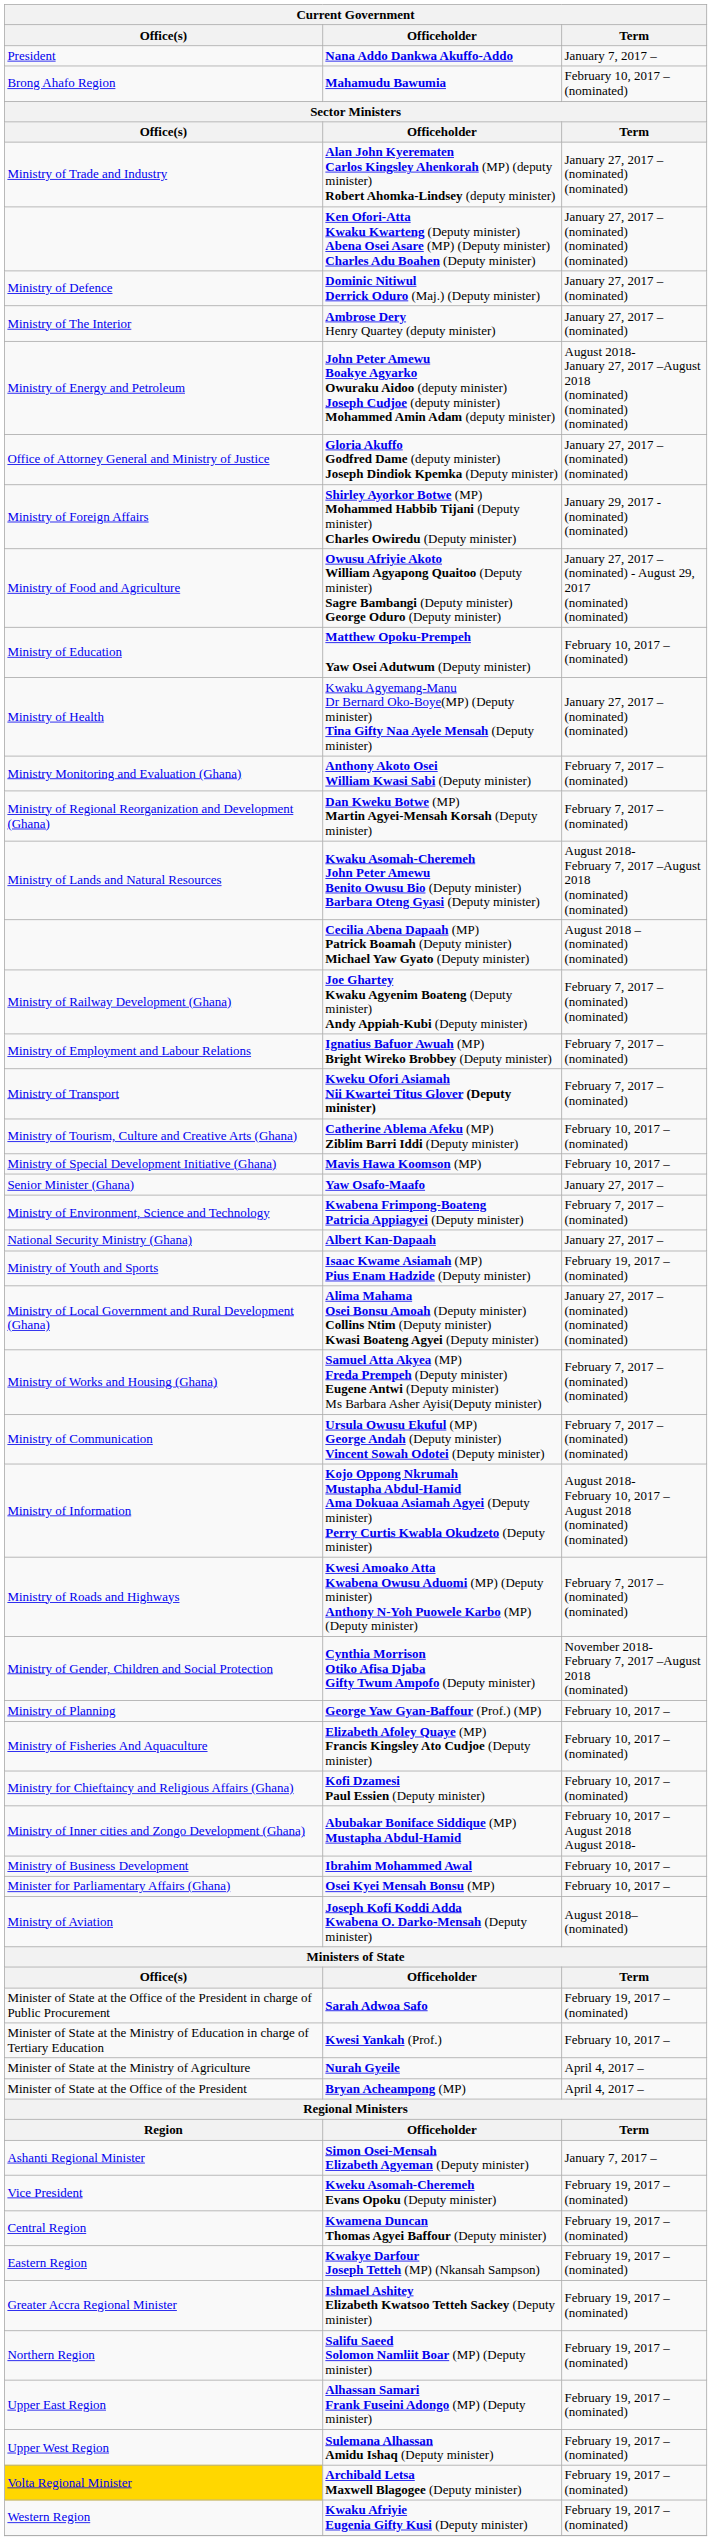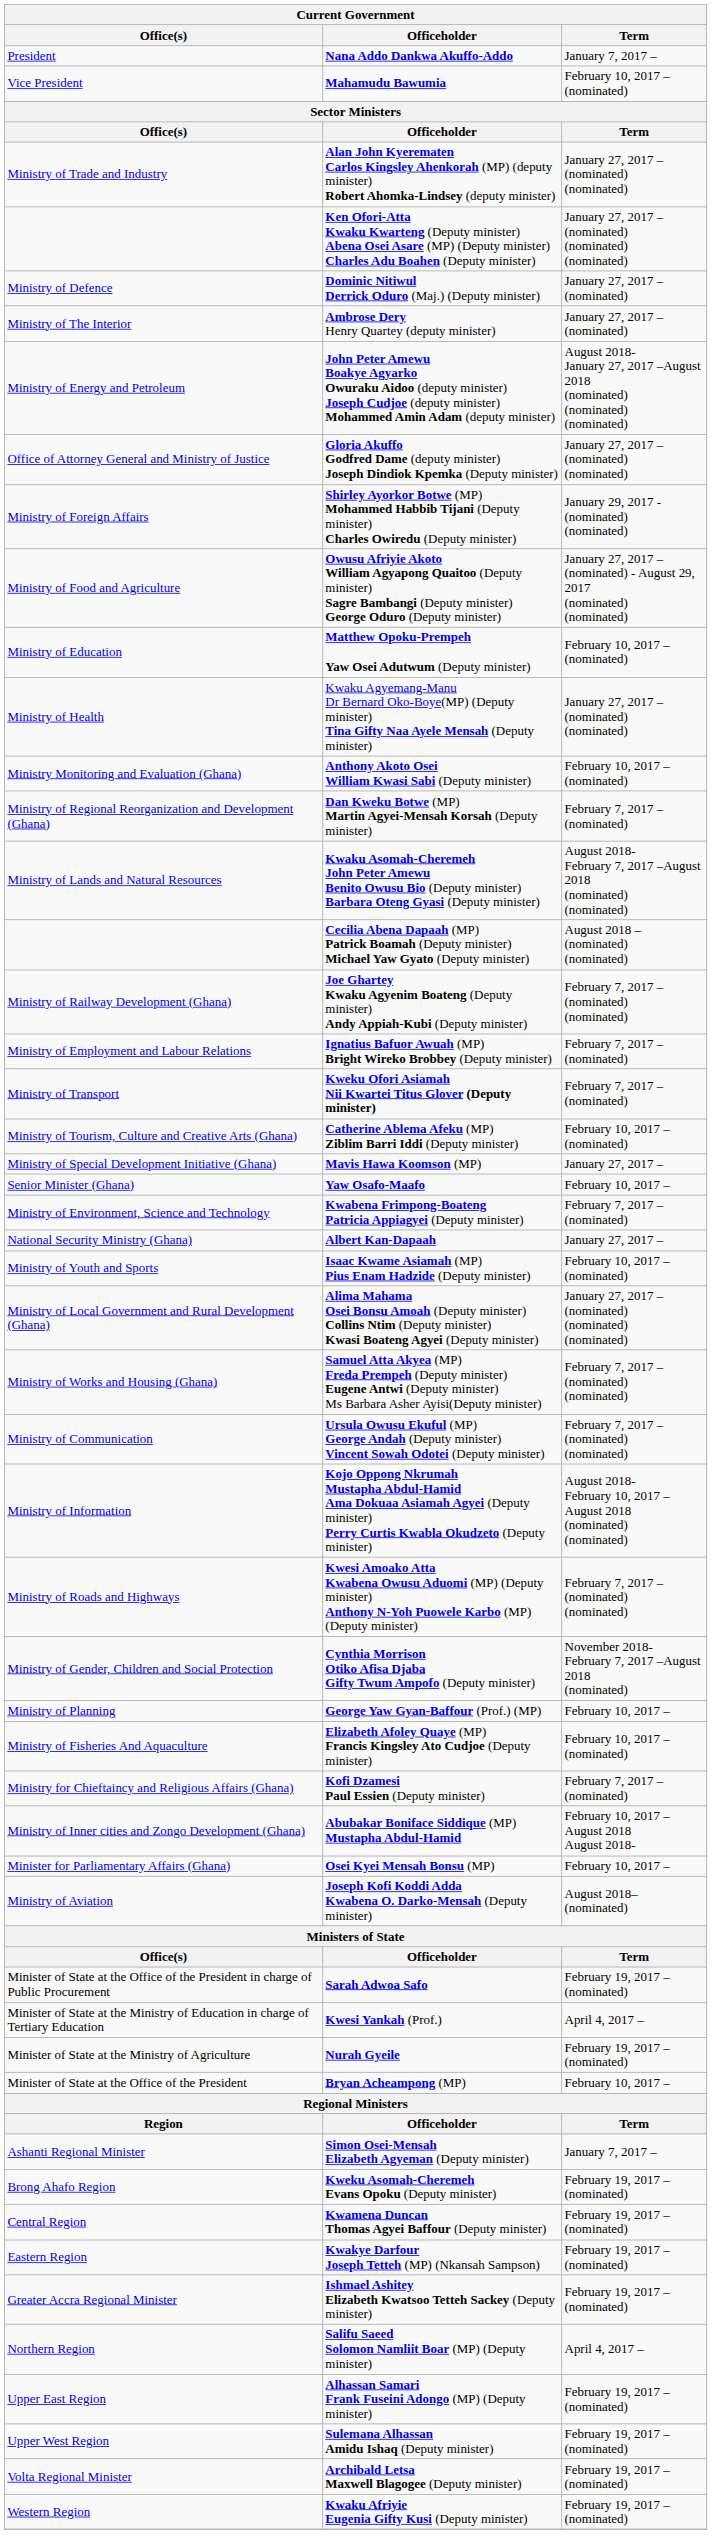(61, 83) Brong Ahafo Region -> (45, 83) Vice President
(614, 773) February 7, 2017 – (nominated) -> (617, 773) February 10, 2017 – (nominated)
(617, 1164) February 10, 2017 – -> (614, 1164) January 27, 2017 –
(614, 1184) January 27, 2017 – -> (617, 1184) February 10, 2017 –
(617, 1268) February 19, 2017 – (nominated) -> (617, 1268) February 10, 2017 – (nominated)
(617, 1788) February 10, 2017 – (nominated) -> (614, 1788) February 7, 2017 – (nominated)
- row: (399, 1866)
(617, 2040) February 10, 2017 – -> (604, 2019) April 4, 2017 –
(604, 2068) April 4, 2017 – -> (617, 2055) February 19, 2017 – (nominated)
(604, 2088) April 4, 2017 – -> (617, 2082) February 10, 2017 –
(45, 2192) Vice President -> (61, 2186) Brong Ahafo Region
(617, 2355) February 19, 2017 – (nominated) -> (604, 2349) April 4, 2017 –
(70, 2482) gold background -> (70, 2476) no background
